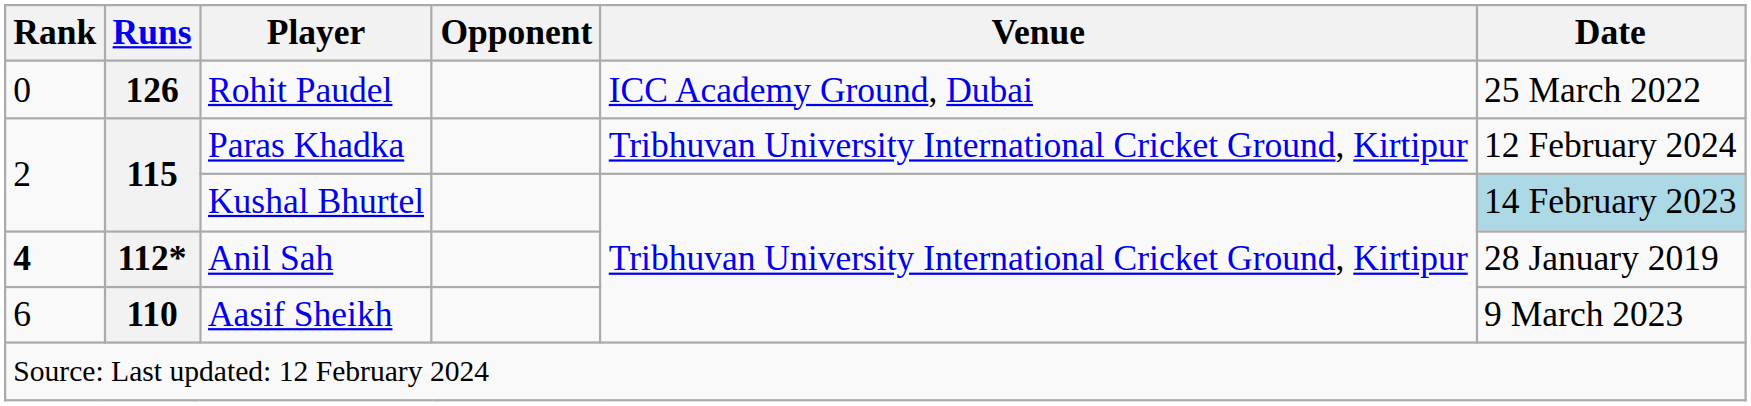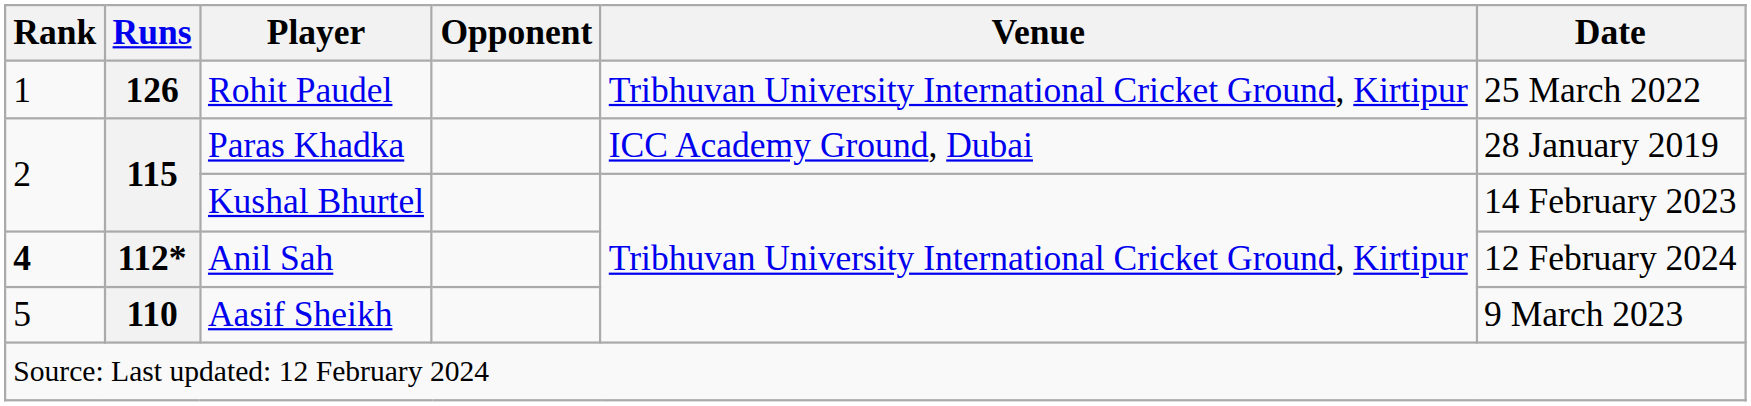(22, 88) 0 -> (22, 88) 1
(821, 88) ICC Academy Ground, Dubai -> (1038, 88) Tribhuvan University International Cricket Ground, Kirtipur
(1038, 145) Tribhuvan University International Cricket Ground, Kirtipur -> (821, 145) ICC Academy Ground, Dubai
(1610, 145) 12 February 2024 -> (1601, 145) 28 January 2019
(1610, 201) lightblue background -> (1610, 201) no background
(1601, 257) 28 January 2019 -> (1610, 257) 12 February 2024
(22, 314) 6 -> (22, 314) 5
